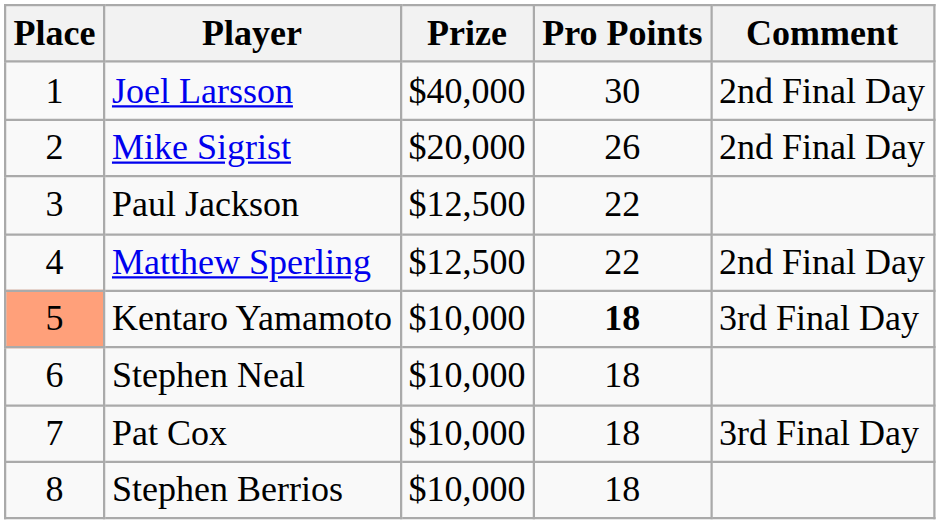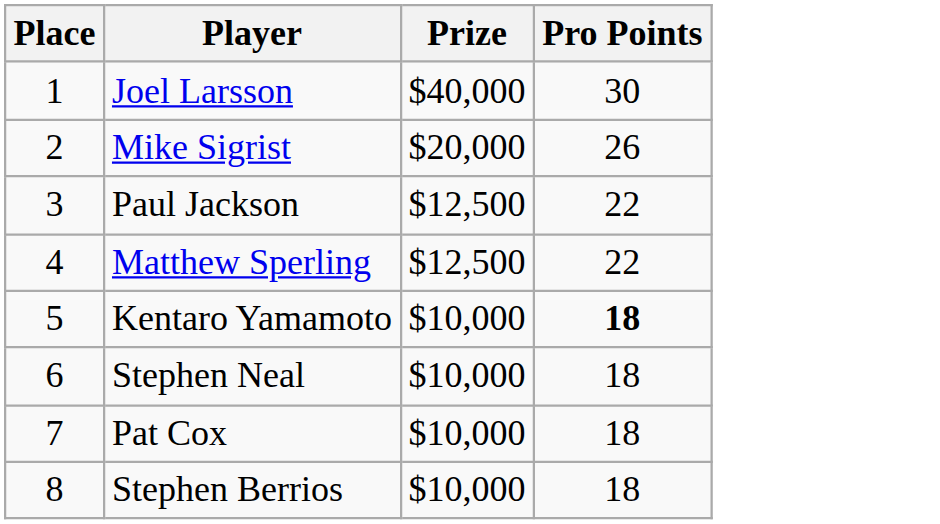- column: (822, 33)
(54, 318) lightsalmon background -> (54, 318) no background
